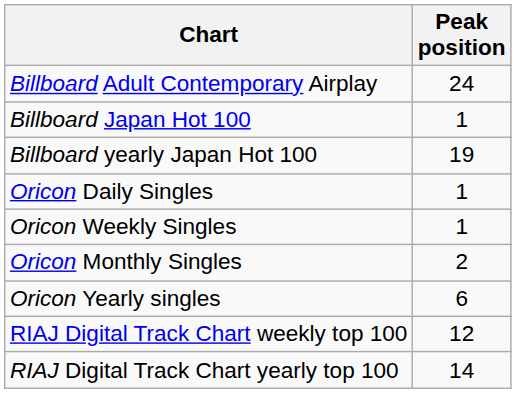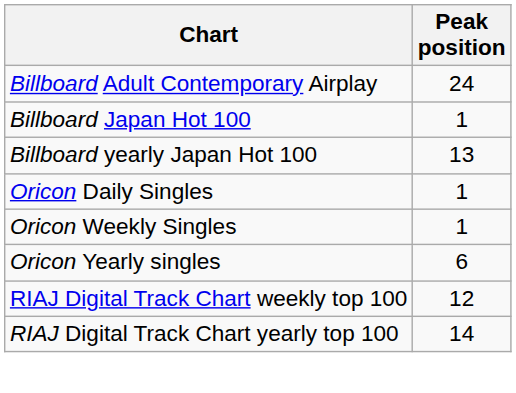(462, 155) 19 -> (462, 155) 13
- row: (126, 262)
